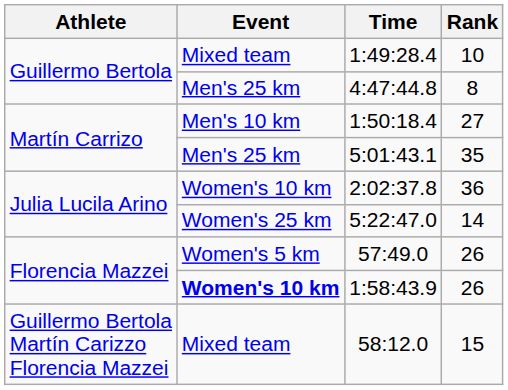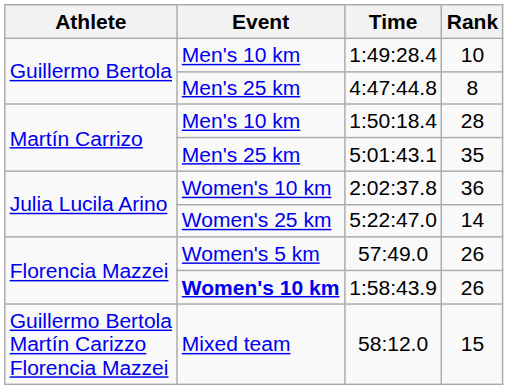(236, 55) Mixed team -> (241, 55) Men's 10 km
(472, 121) 27 -> (472, 121) 28
